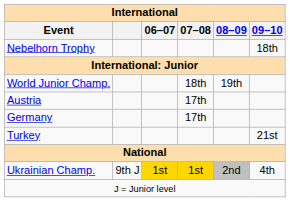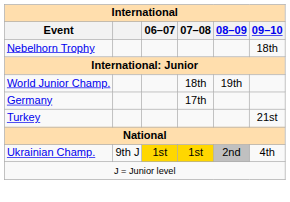- row: (24, 100)
